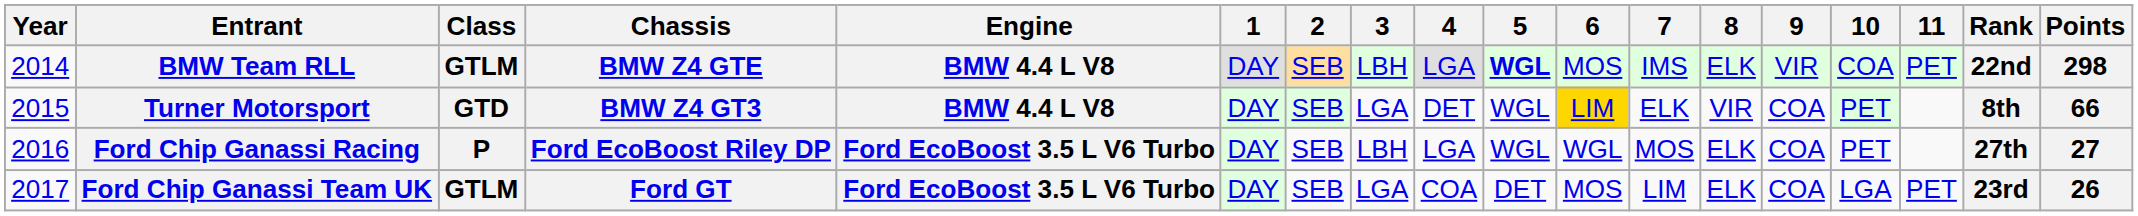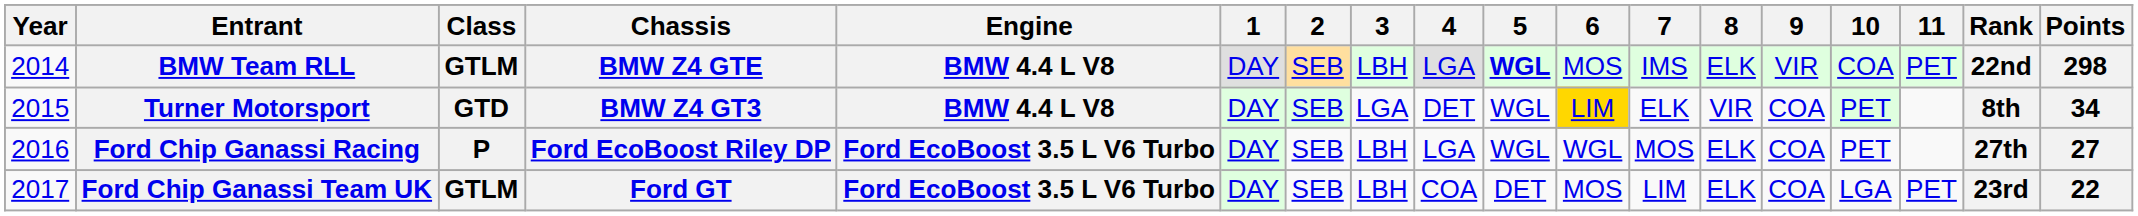(2085, 107) 66 -> (2085, 107) 34
(1382, 190) LGA -> (1382, 190) LBH
(2085, 190) 26 -> (2085, 190) 22
